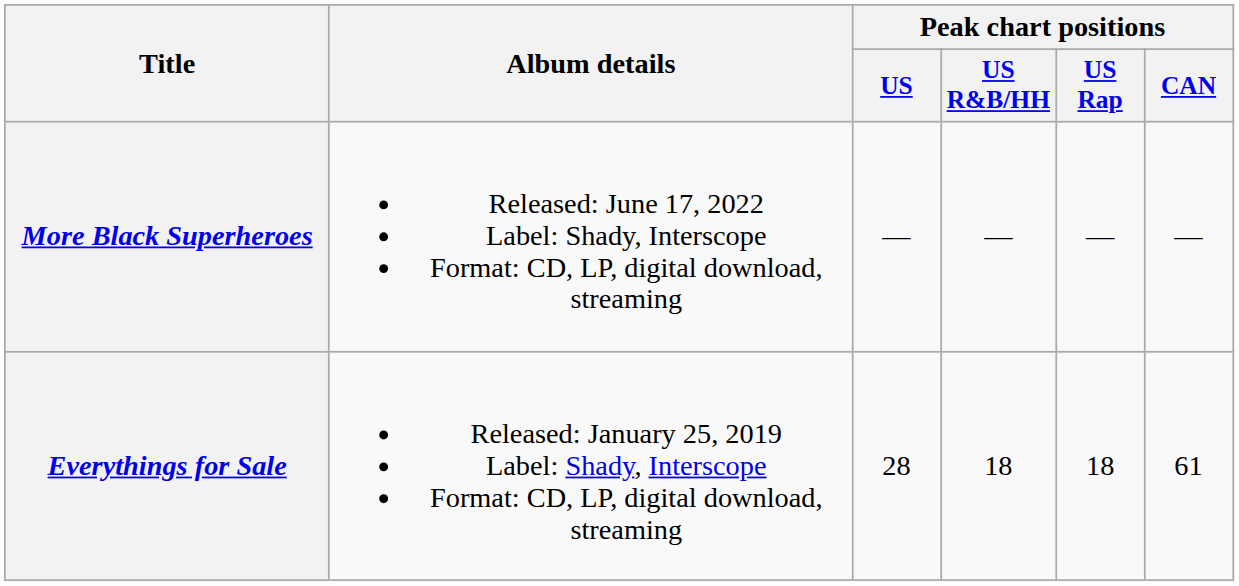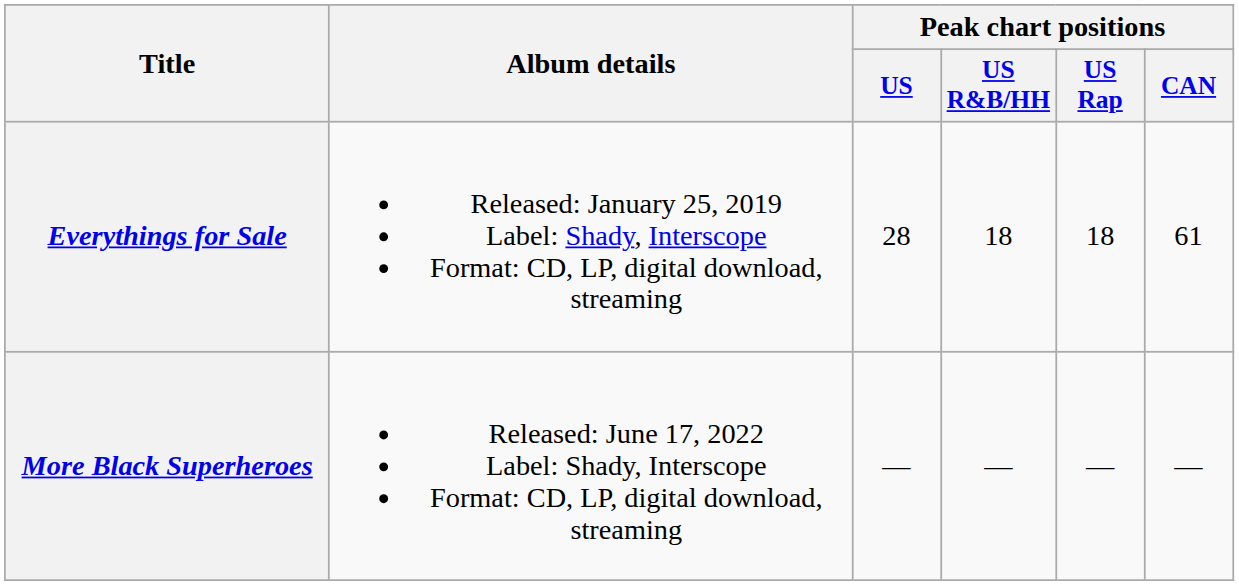rows swapped: (167, 465) <-> (167, 236)
